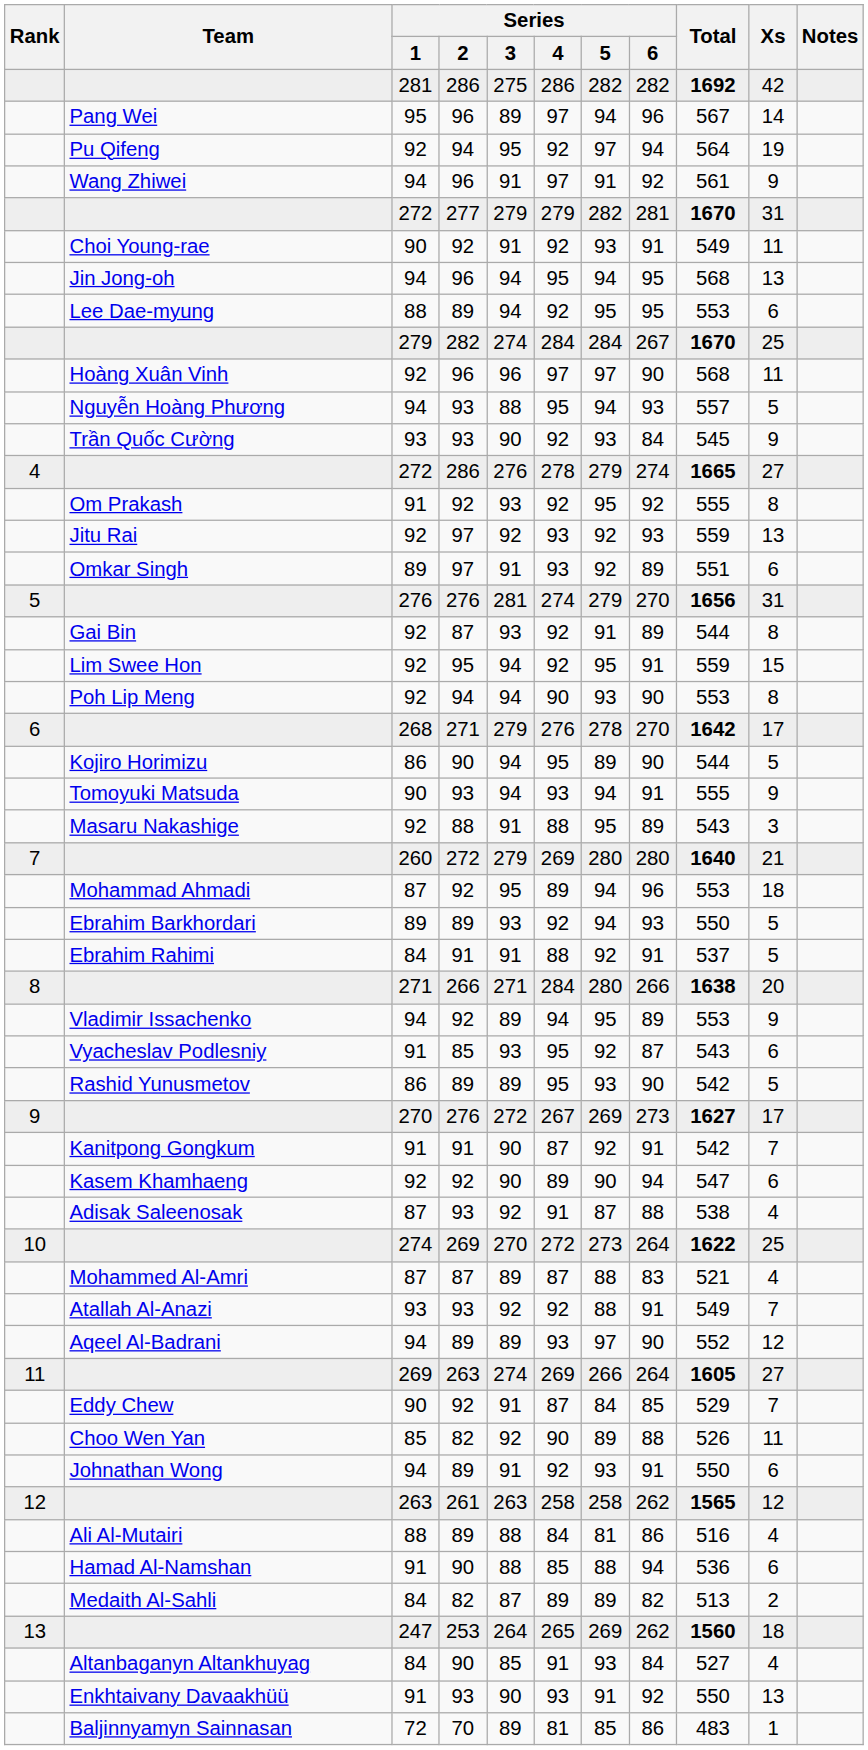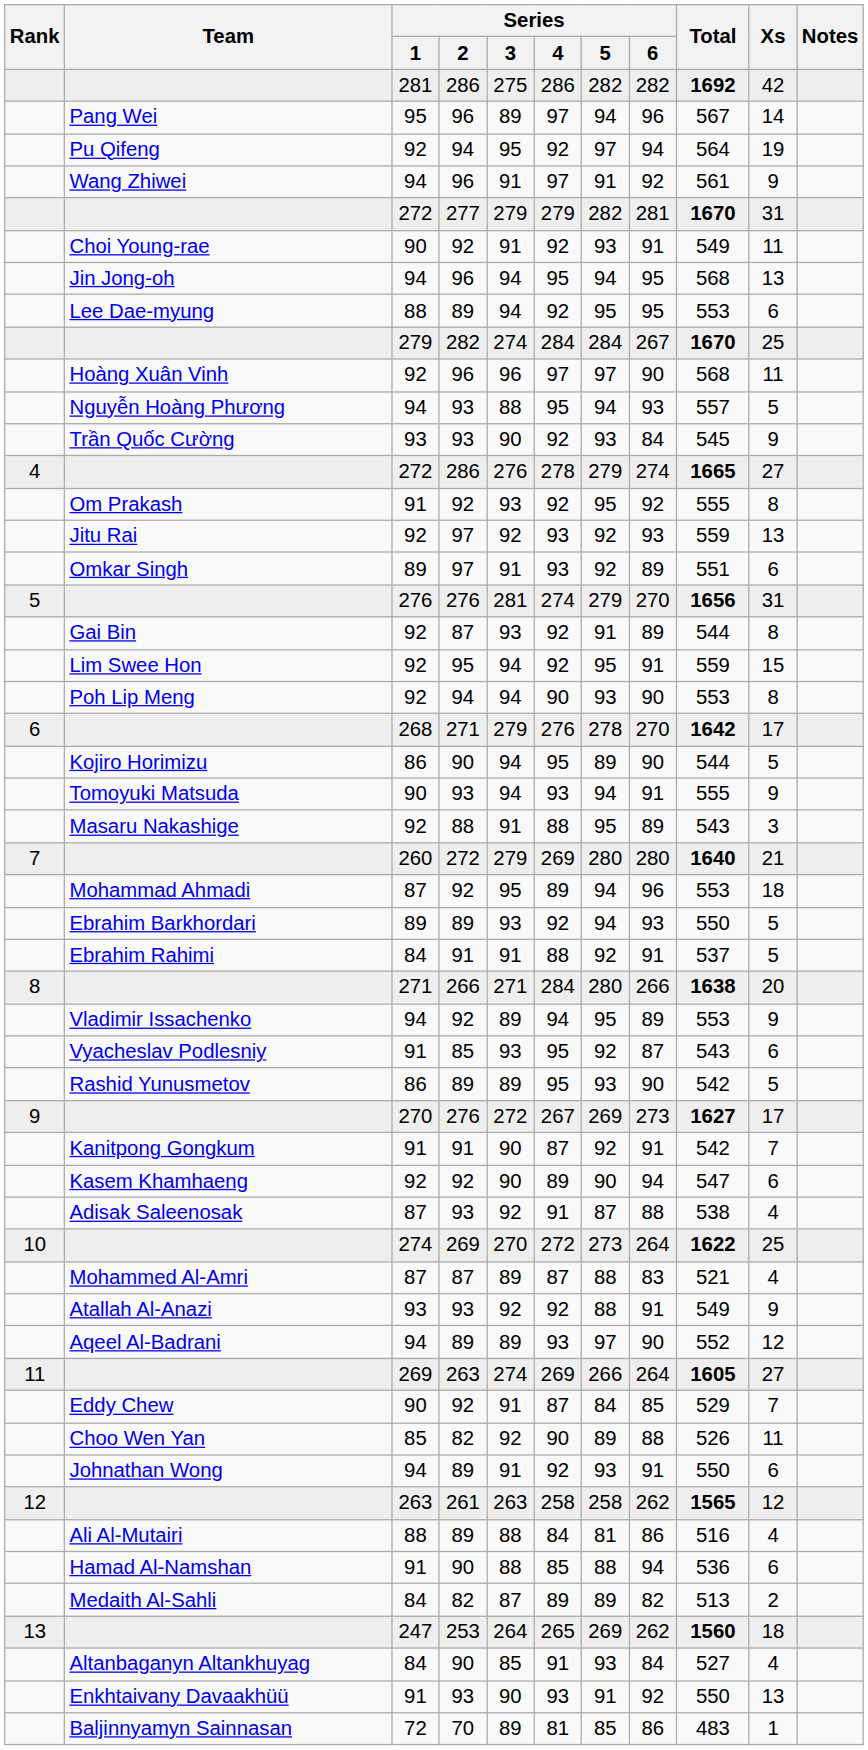(773, 1309) 7 -> (773, 1309) 9
